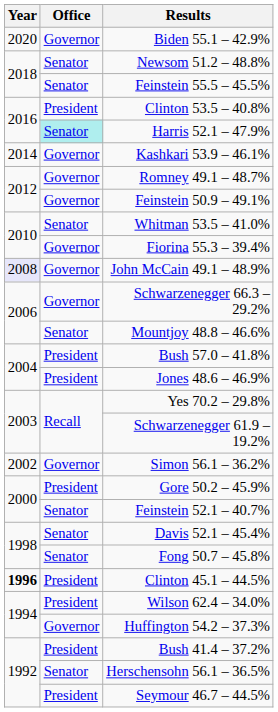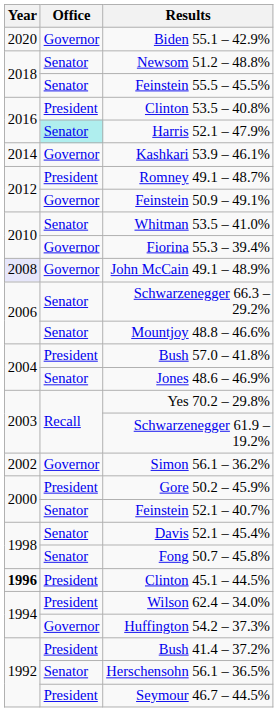(72, 177) Governor -> (71, 177) President
(72, 301) Governor -> (66, 301) Senator
(71, 378) President -> (66, 378) Senator
